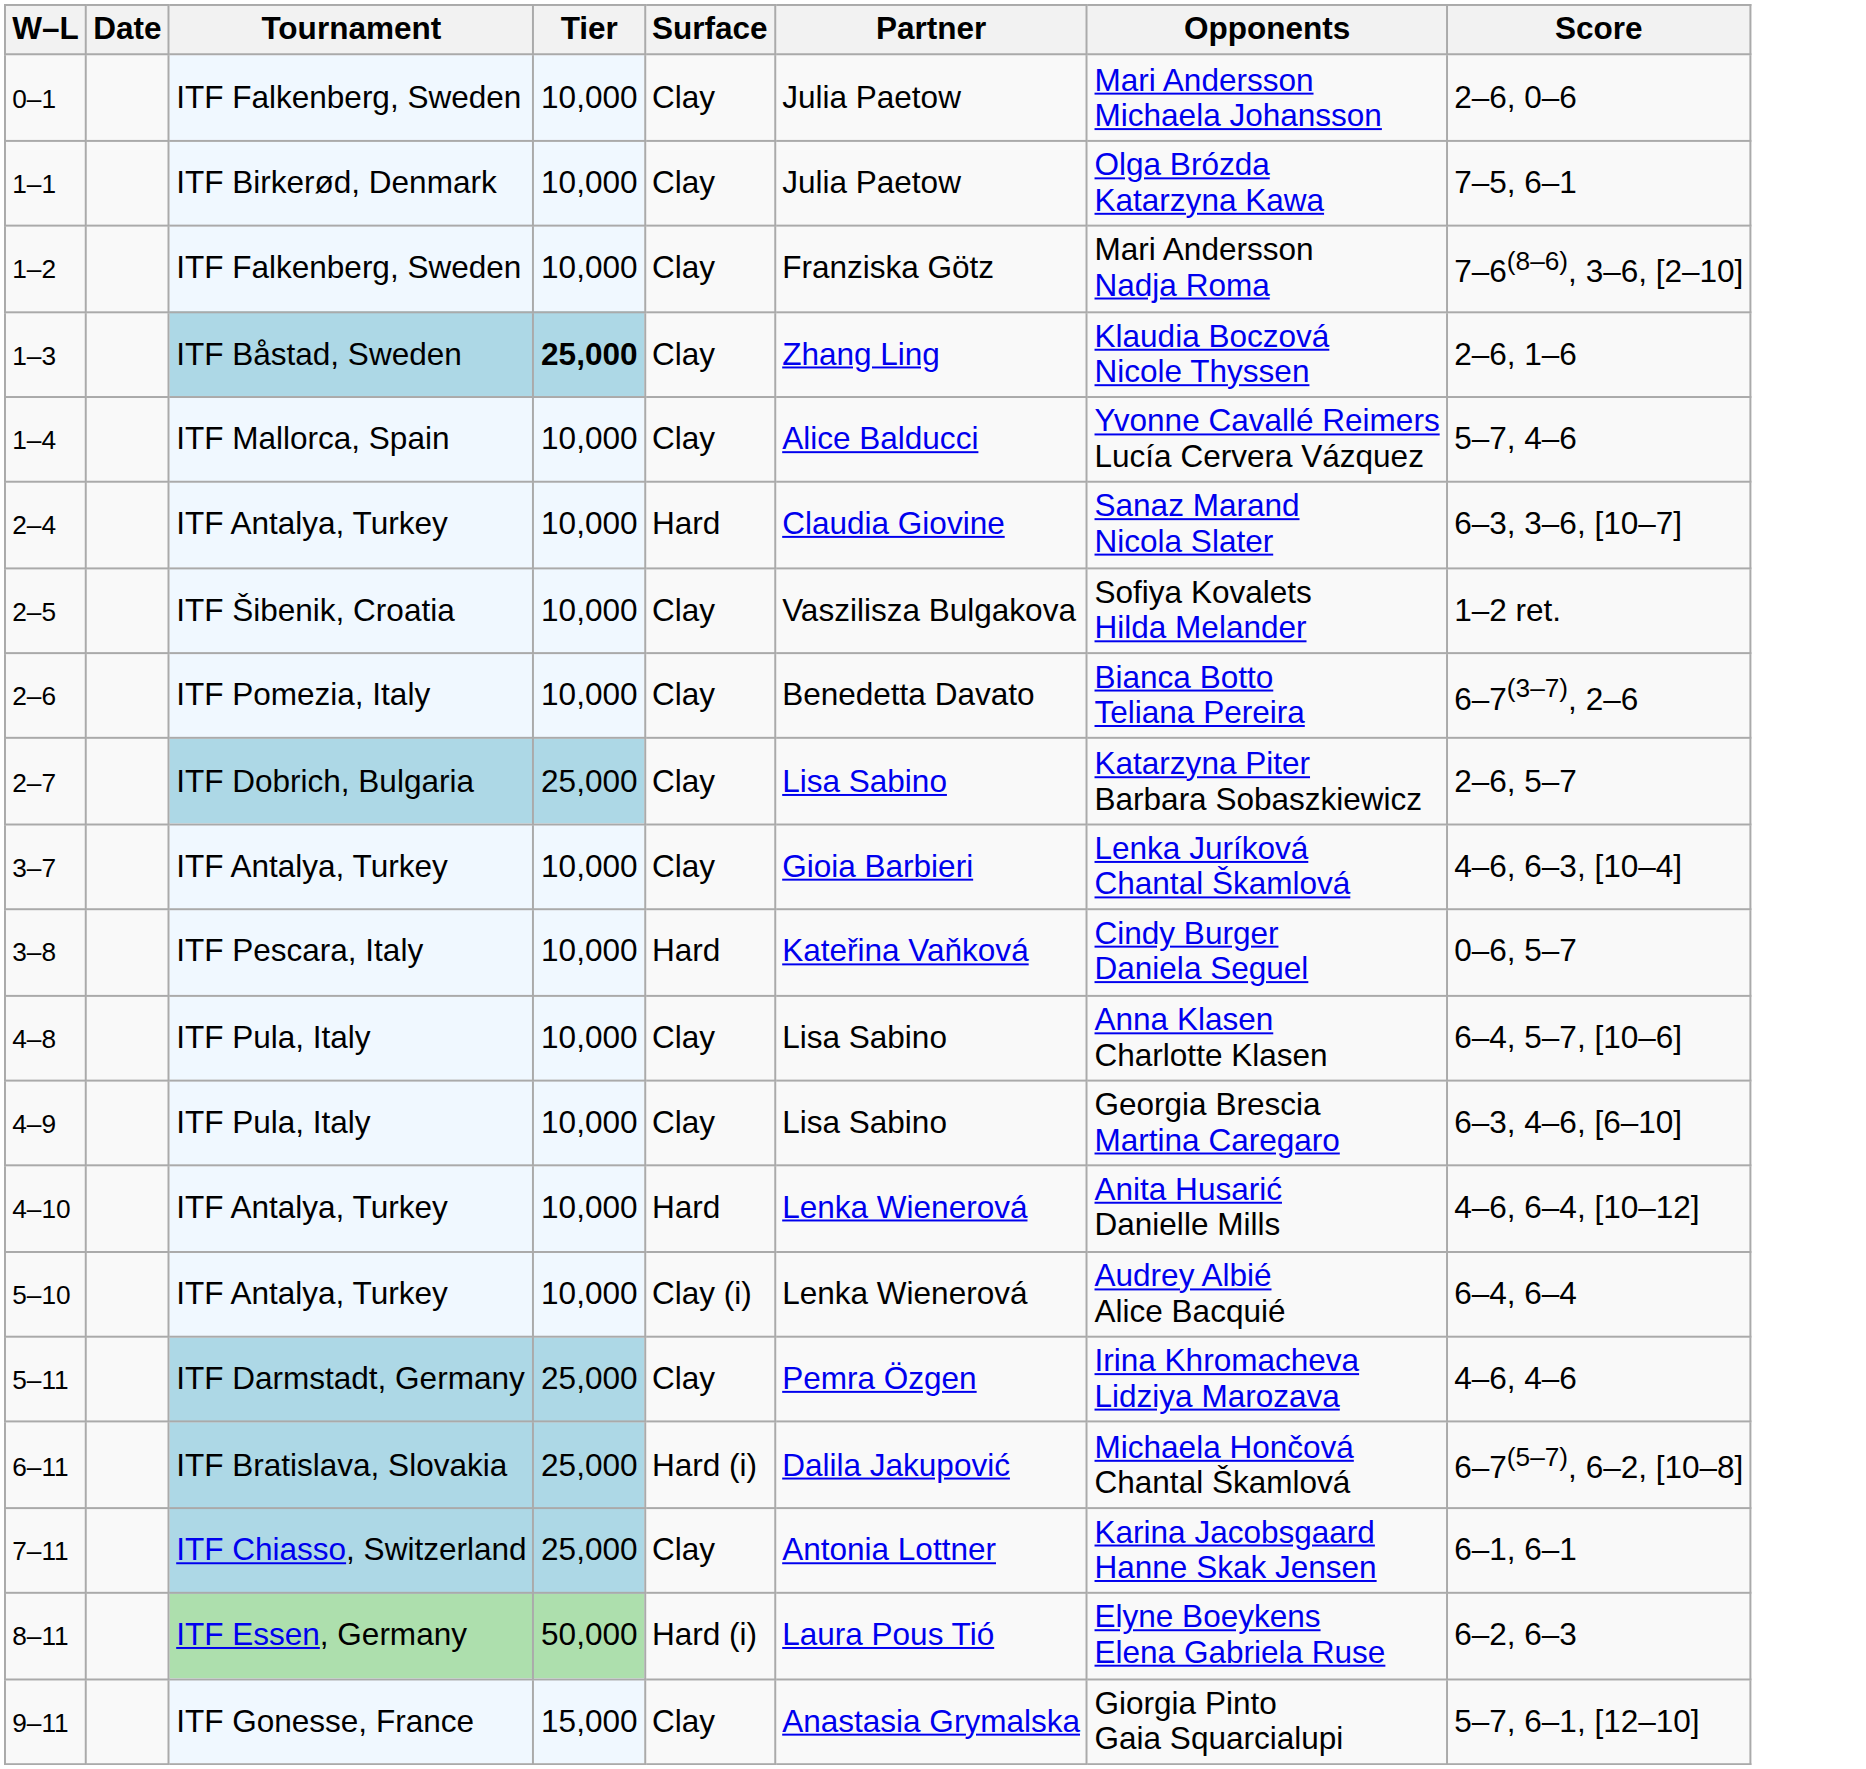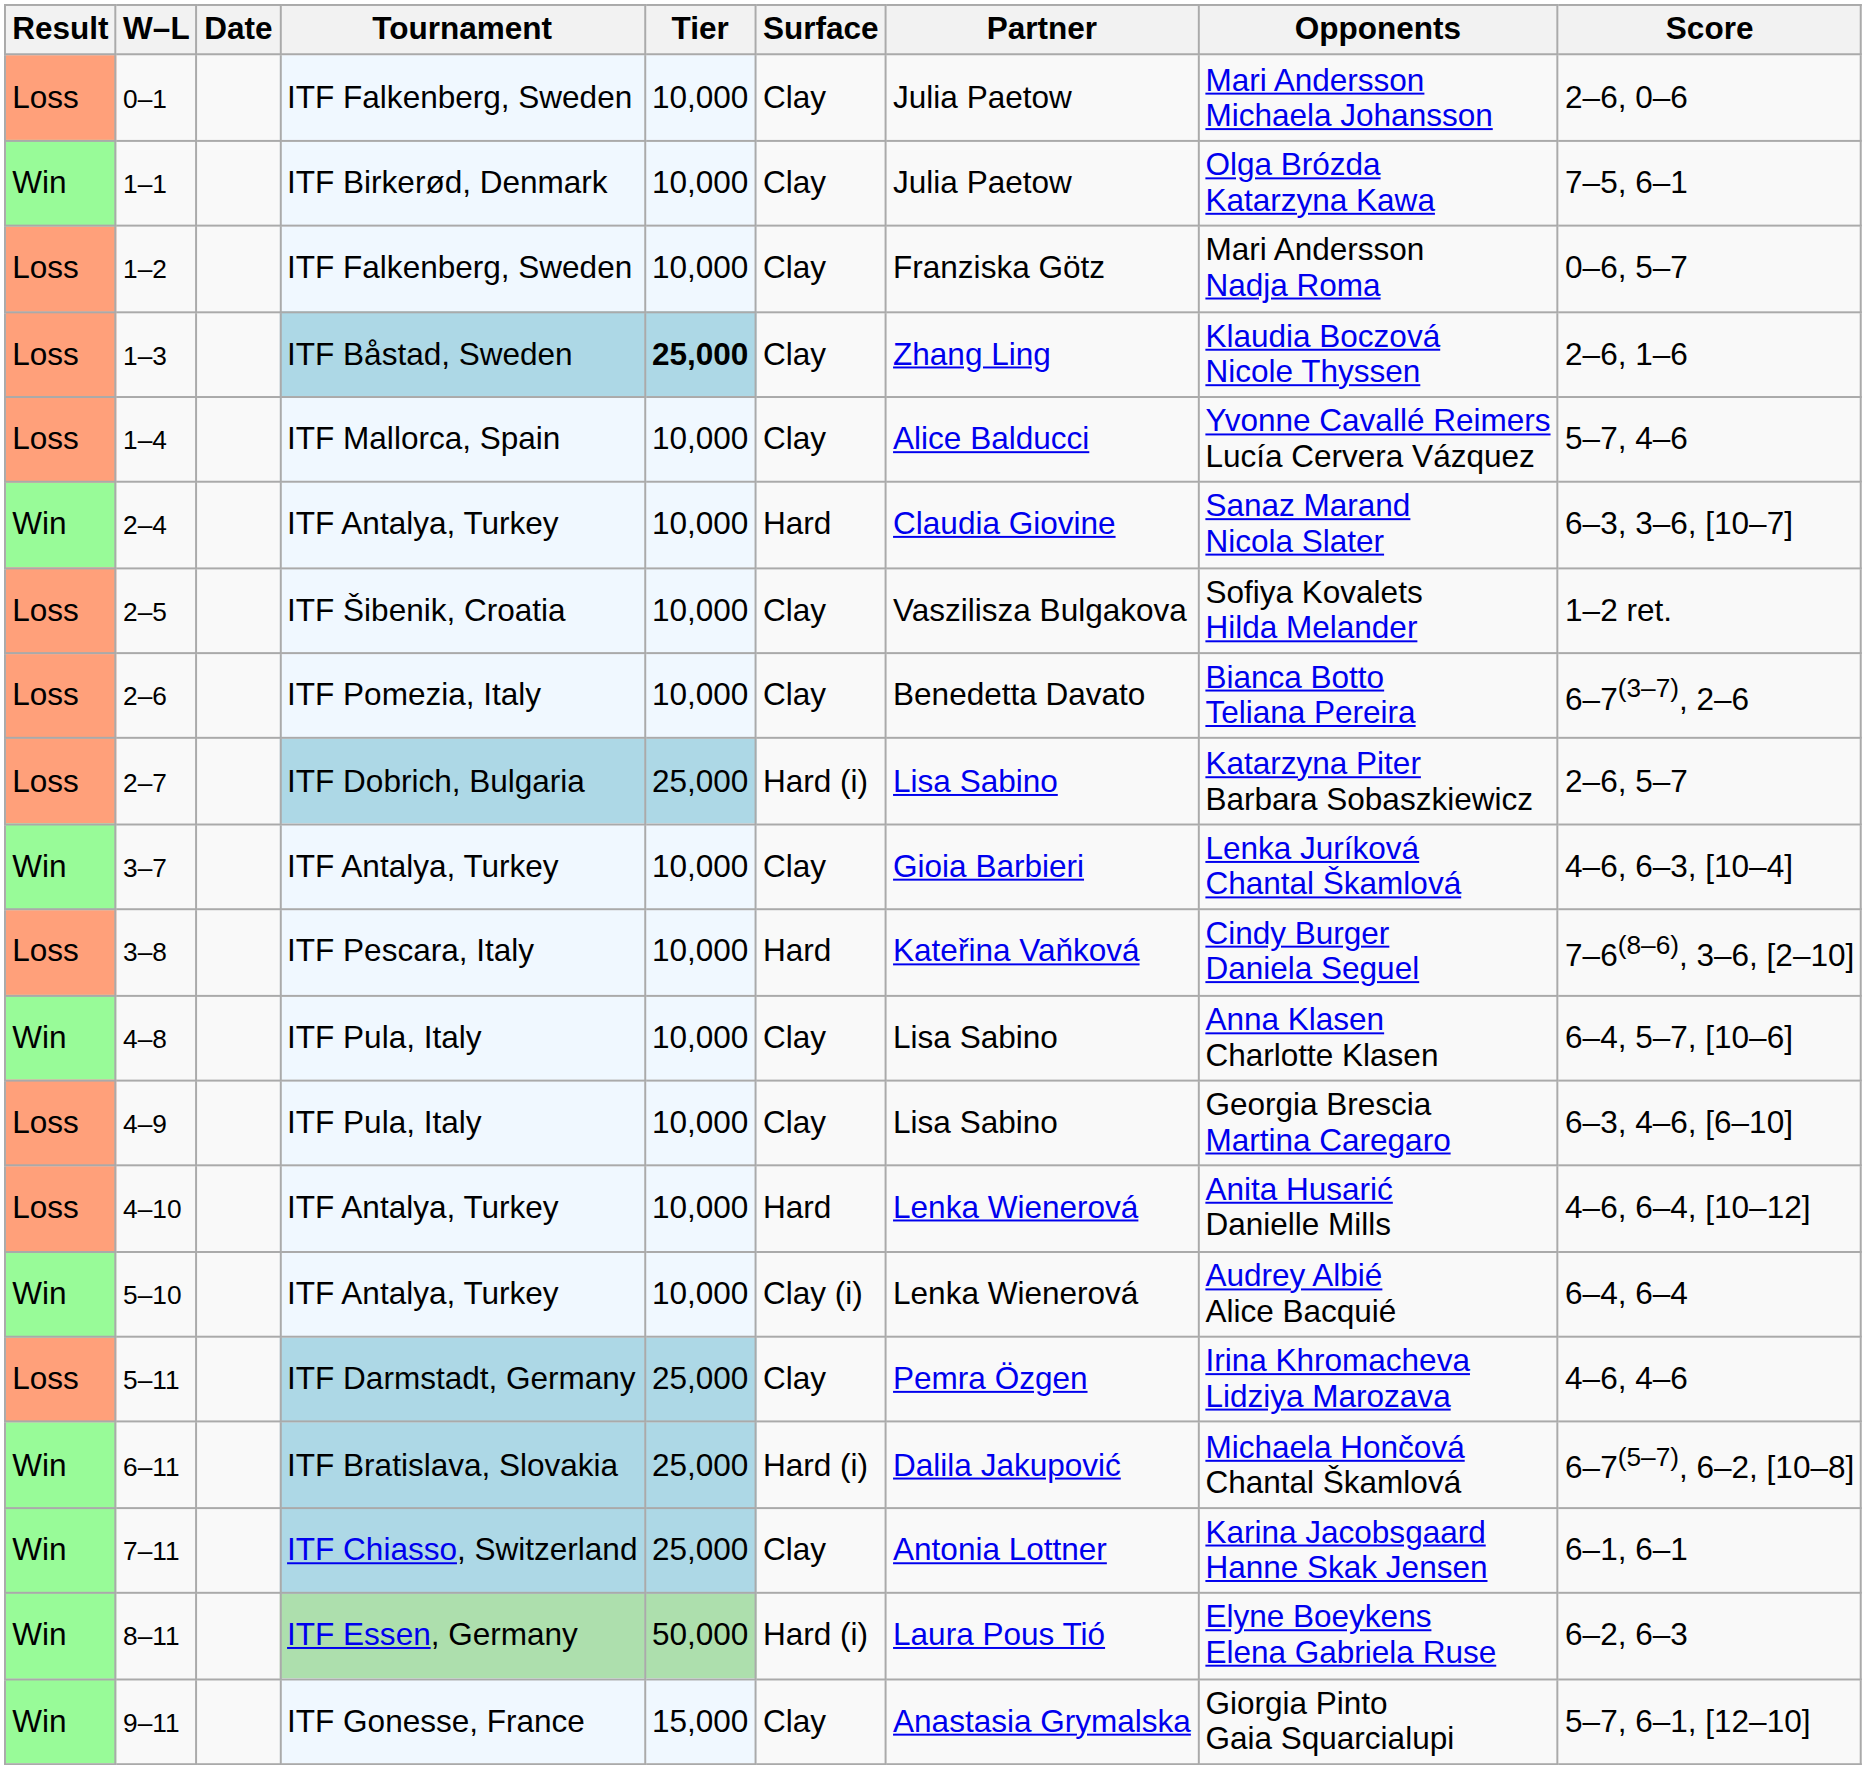+ column: (60, 29)
(1599, 268) 7–6(8–6), 3–6, [2–10] -> (1626, 268) 0–6, 5–7
(684, 780) Clay -> (815, 780) Hard (i)
(1516, 951) 0–6, 5–7 -> (1710, 951) 7–6(8–6), 3–6, [2–10]
